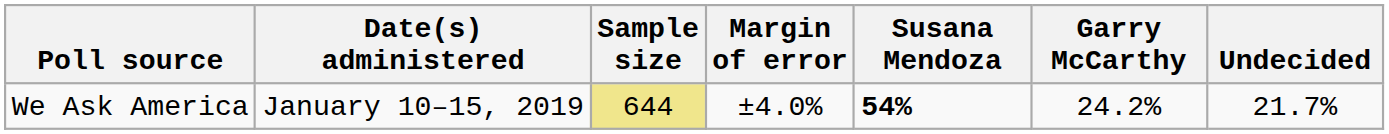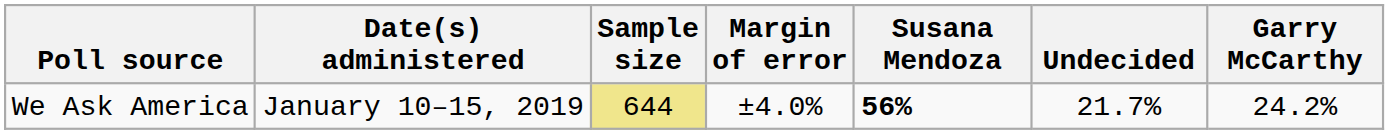columns swapped: (1119, 44) <-> (1295, 61)
(887, 107) 54% -> (887, 107) 56%
